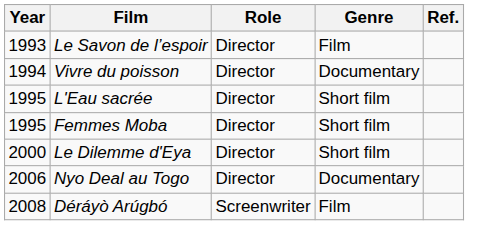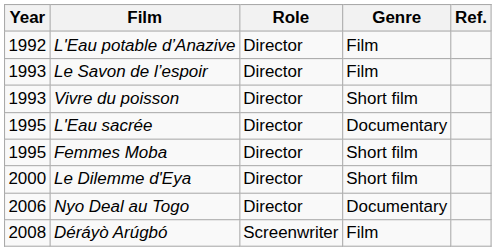+ row: (145, 44)
(27, 71) 1994 -> (27, 98) 1993
(369, 71) Documentary -> (382, 98) Short film
(354, 98) Short film -> (397, 125) Documentary
